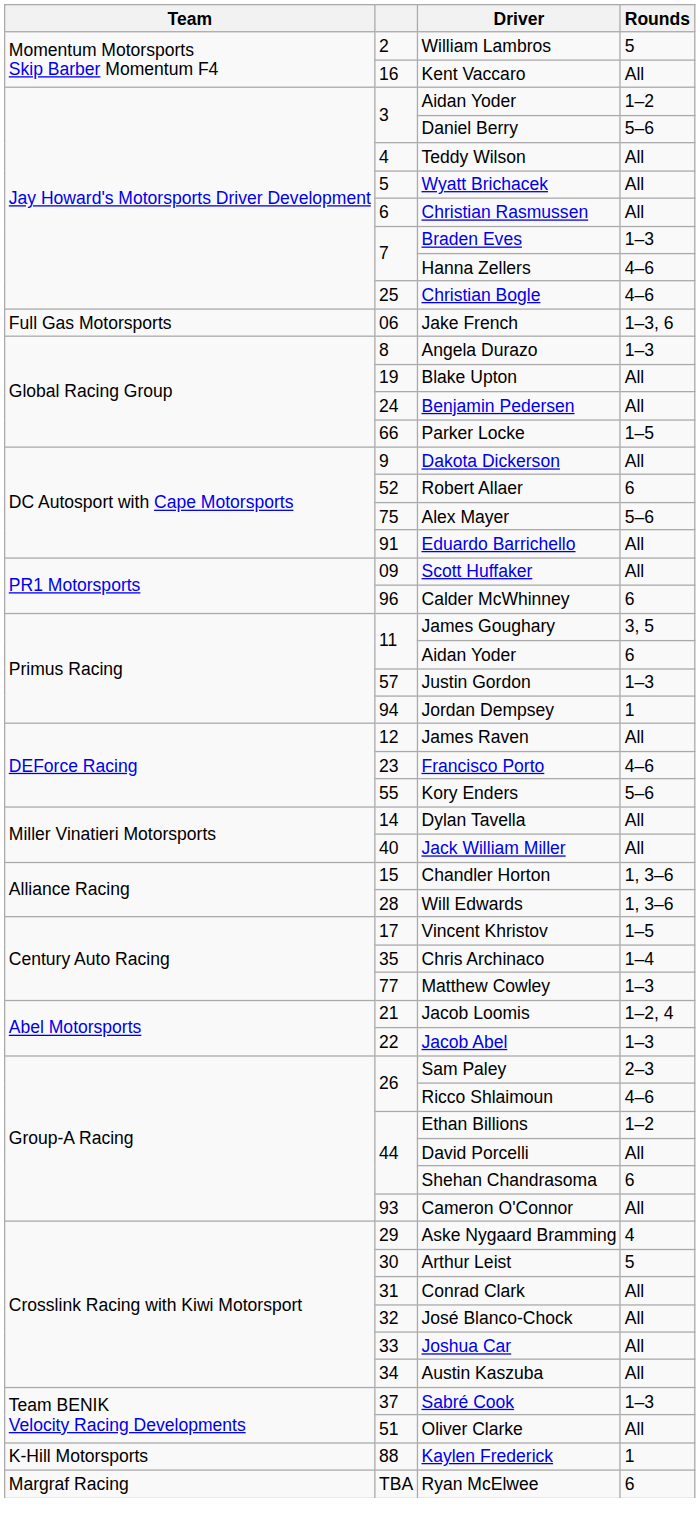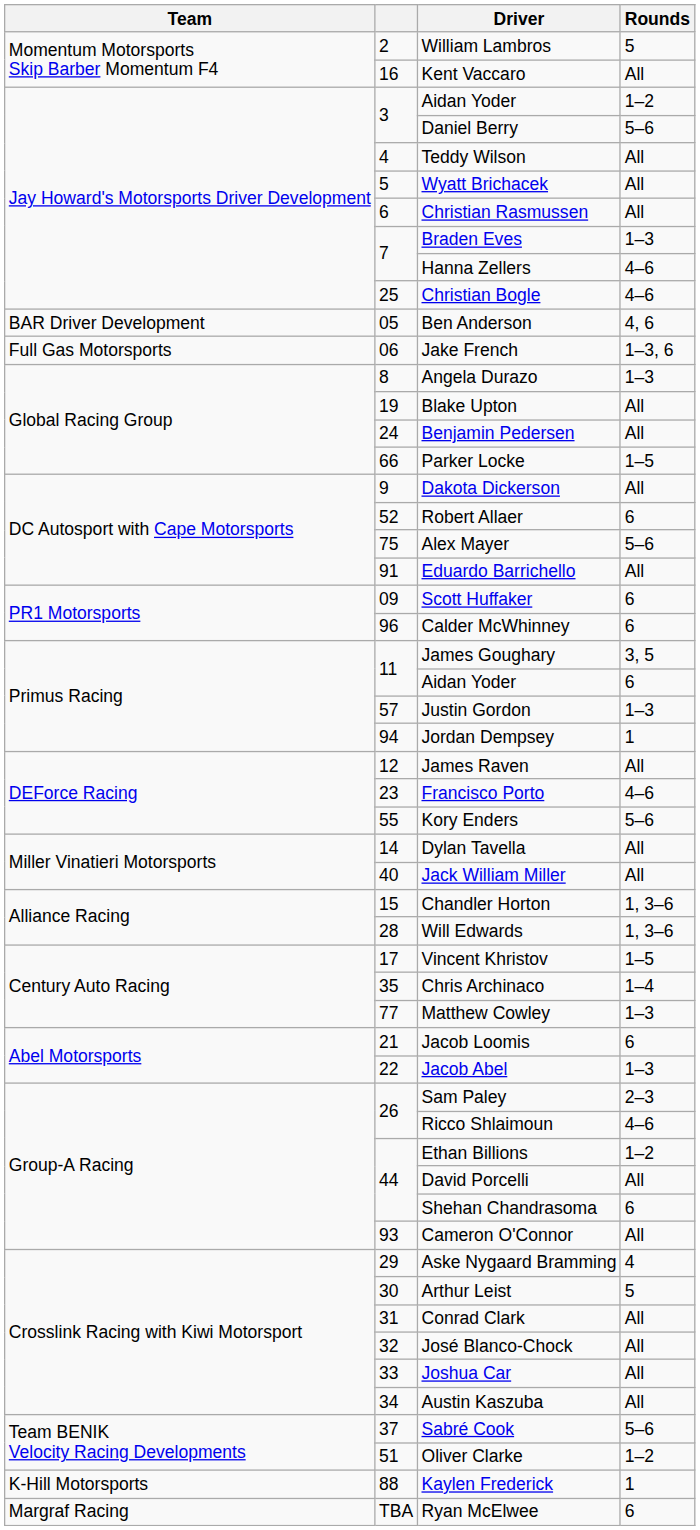+ row: (389, 322)
(634, 571) All -> (630, 599) 6
(649, 1014) 1–2, 4 -> (630, 1041) 6
(639, 1401) 1–3 -> (639, 1428) 5–6
(634, 1428) All -> (639, 1456) 1–2
